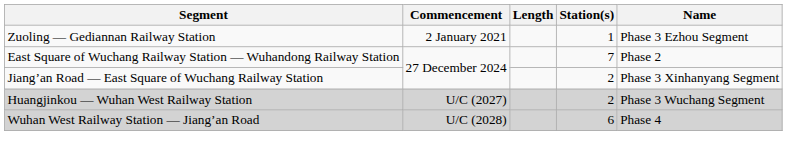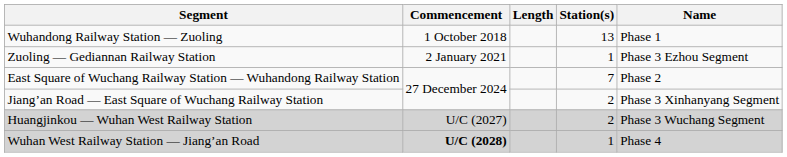+ row: (115, 36)
(476, 120) normal -> (476, 141) bold
(611, 120) 6 -> (611, 141) 1
